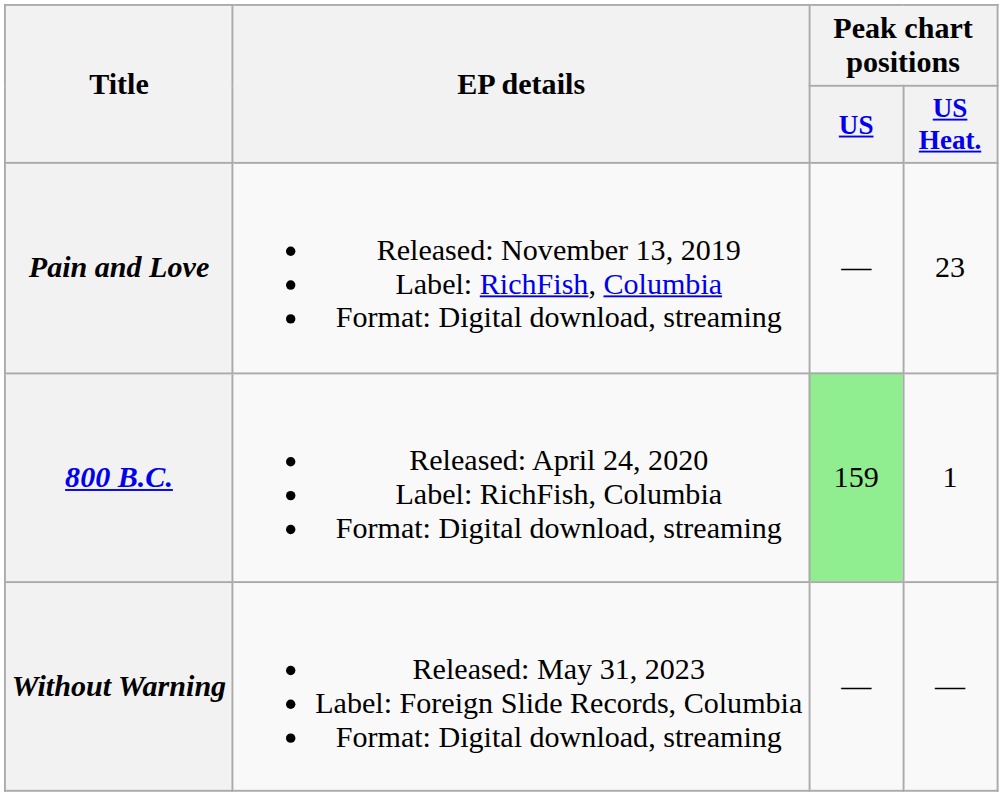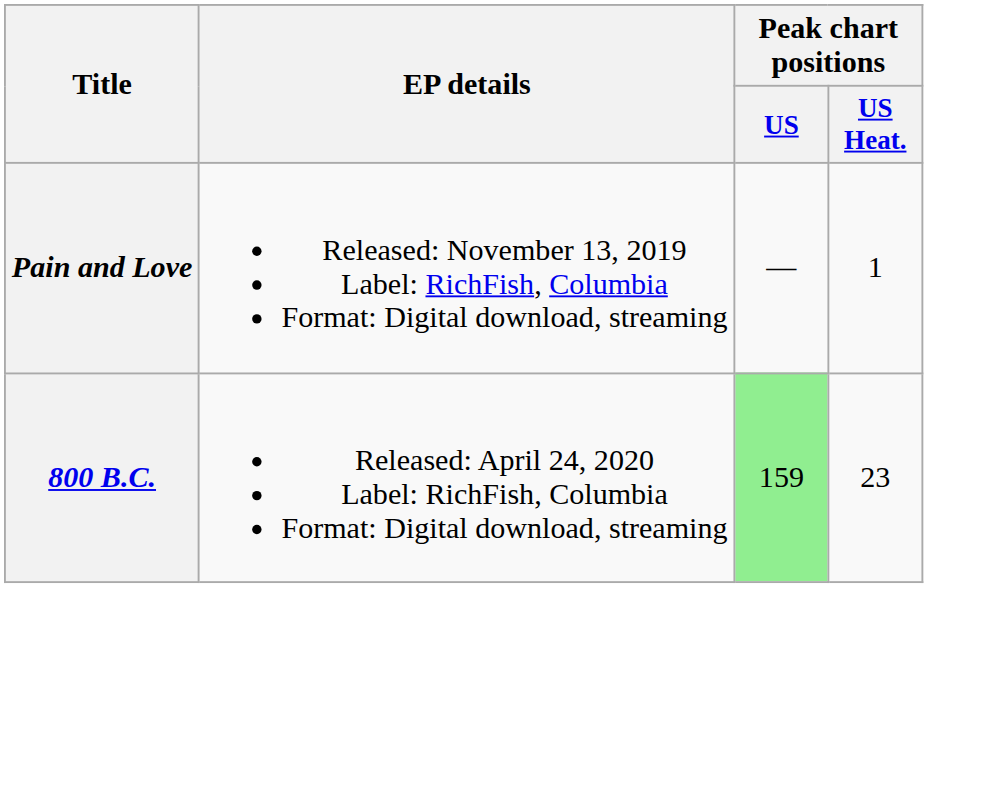(950, 267) 23 -> (875, 267) 1
(950, 476) 1 -> (875, 476) 23
- row: (119, 686)
